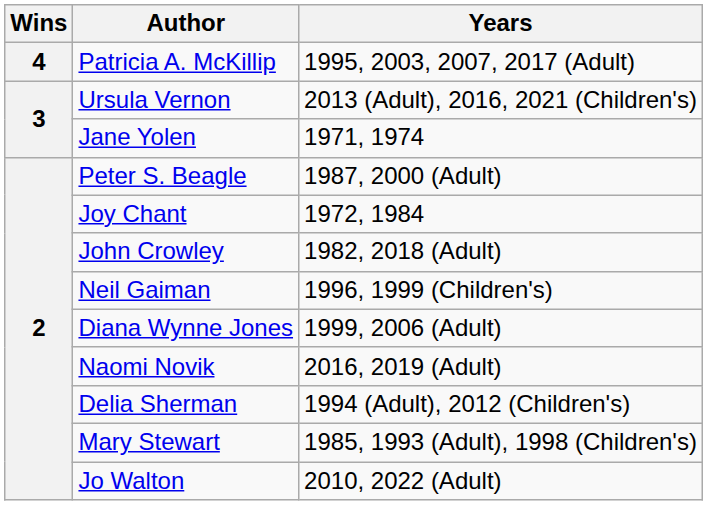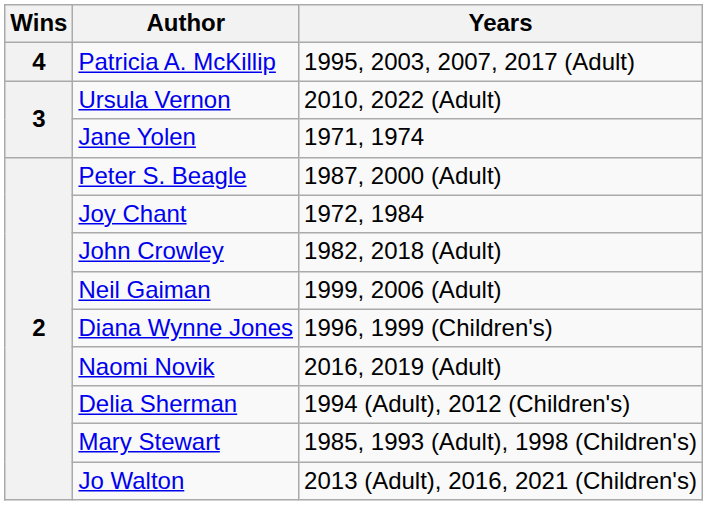(500, 99) 2013 (Adult), 2016, 2021 (Children's) -> (403, 99) 2010, 2022 (Adult)
(428, 289) 1996, 1999 (Children's) -> (403, 289) 1999, 2006 (Adult)
(403, 328) 1999, 2006 (Adult) -> (428, 328) 1996, 1999 (Children's)
(403, 480) 2010, 2022 (Adult) -> (500, 480) 2013 (Adult), 2016, 2021 (Children's)
